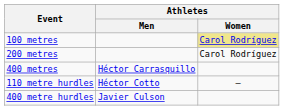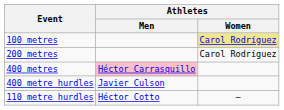(147, 69) no background -> (147, 69) pink background
rows swapped: (50, 83) <-> (50, 97)
